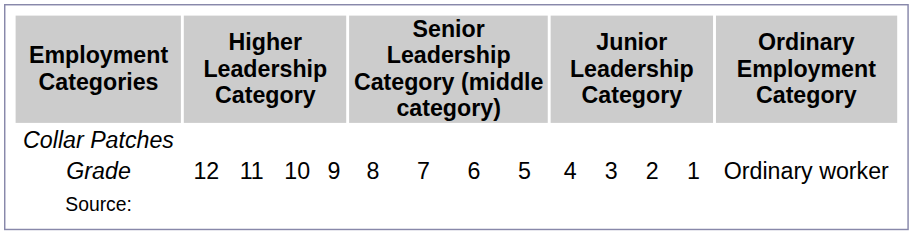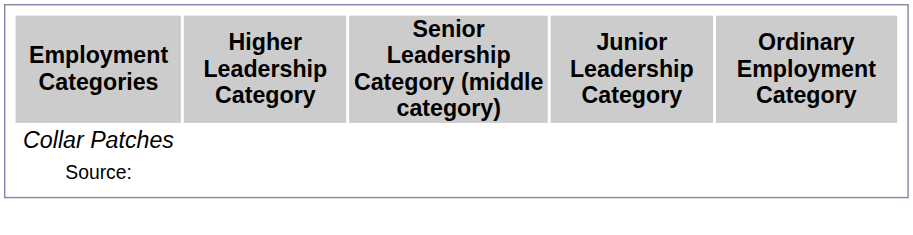- row: (99, 171)
